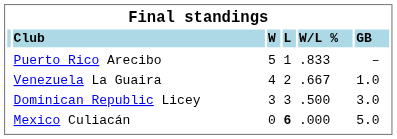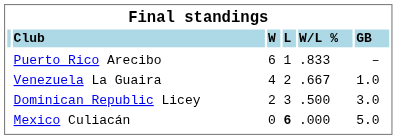(272, 61) 5 -> (272, 61) 6
(272, 101) 3 -> (272, 101) 2
